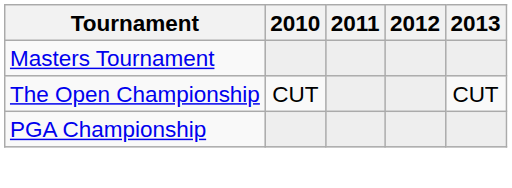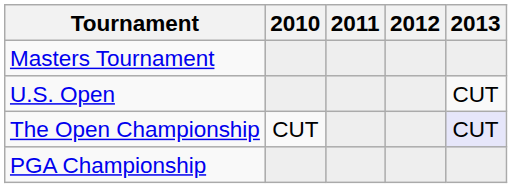+ row: (62, 94)
(475, 94) no background -> (475, 130) lavender background
